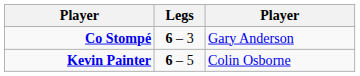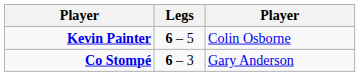rows swapped: (118, 37) <-> (109, 60)
